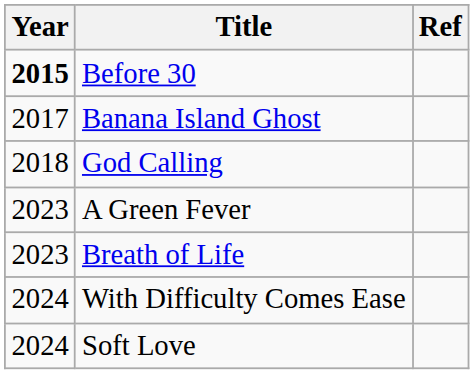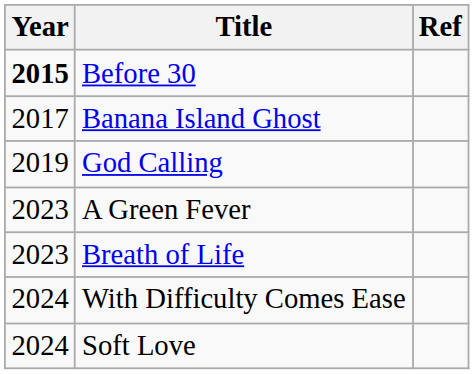(40, 163) 2018 -> (40, 163) 2019
